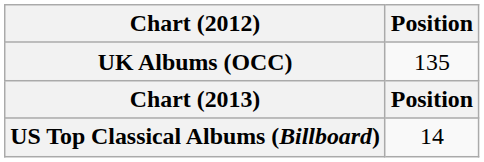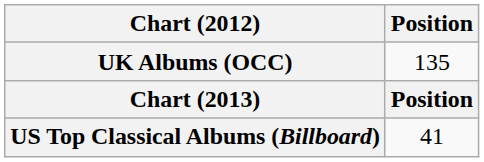(432, 136) 14 -> (432, 136) 41
